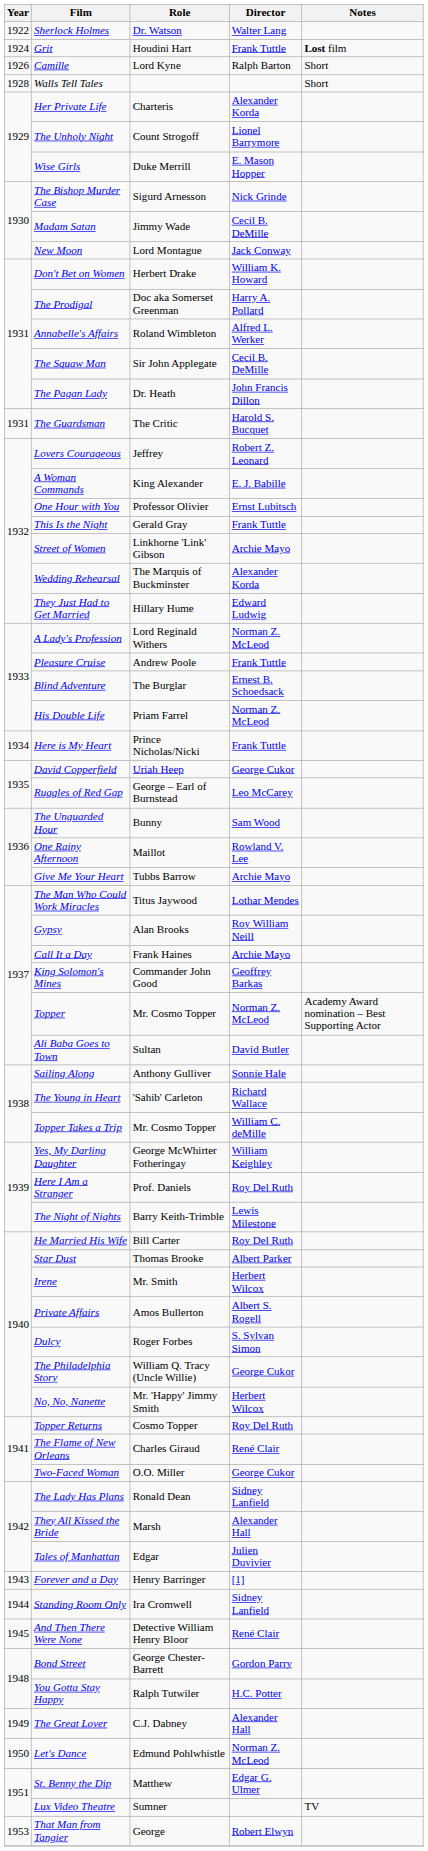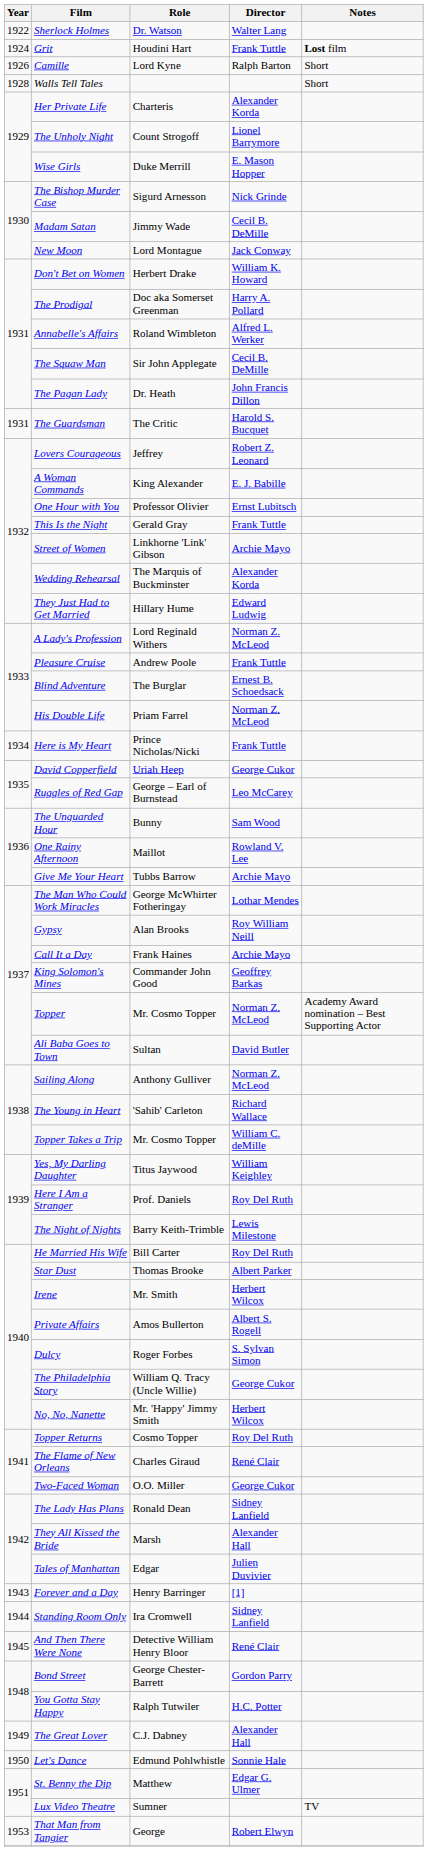(165, 900) Titus Jaywood -> (175, 900) George McWhirter Fotheringay
(259, 1073) Sonnie Hale -> (256, 1079) Norman Z. McLeod
(175, 1157) George McWhirter Fotheringay -> (165, 1169) Titus Jaywood
(256, 1753) Norman Z. McLeod -> (259, 1759) Sonnie Hale
